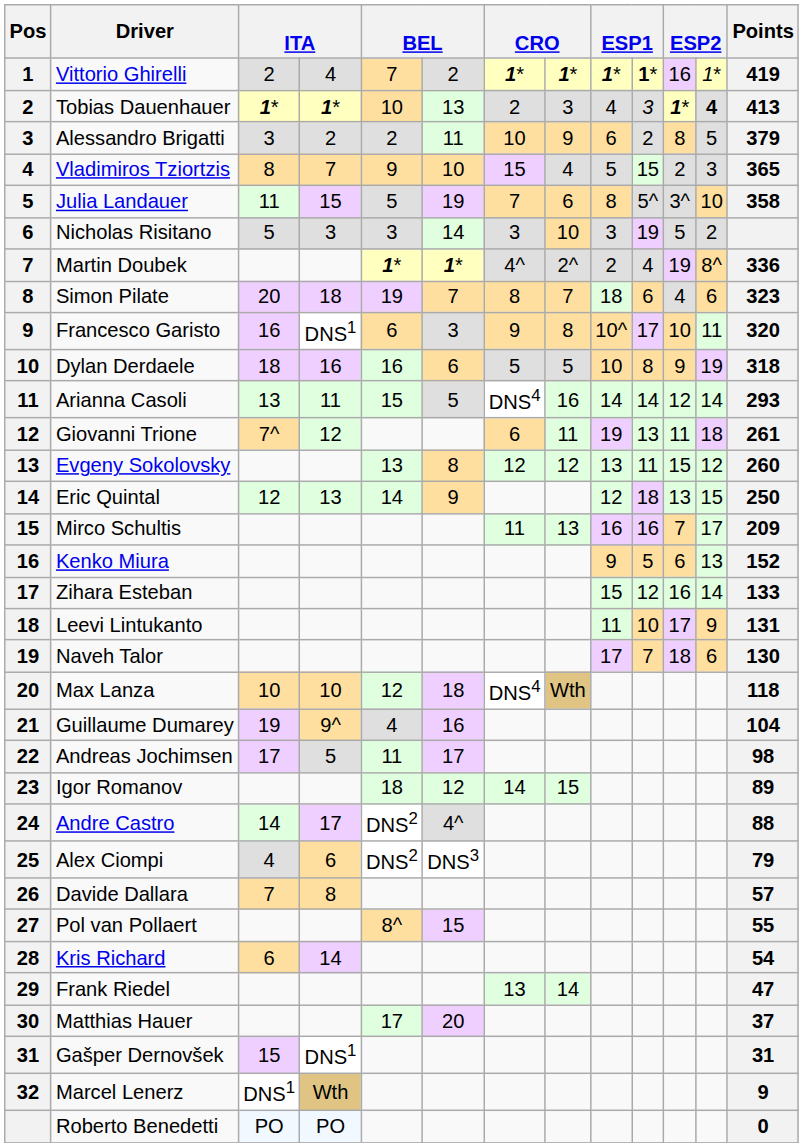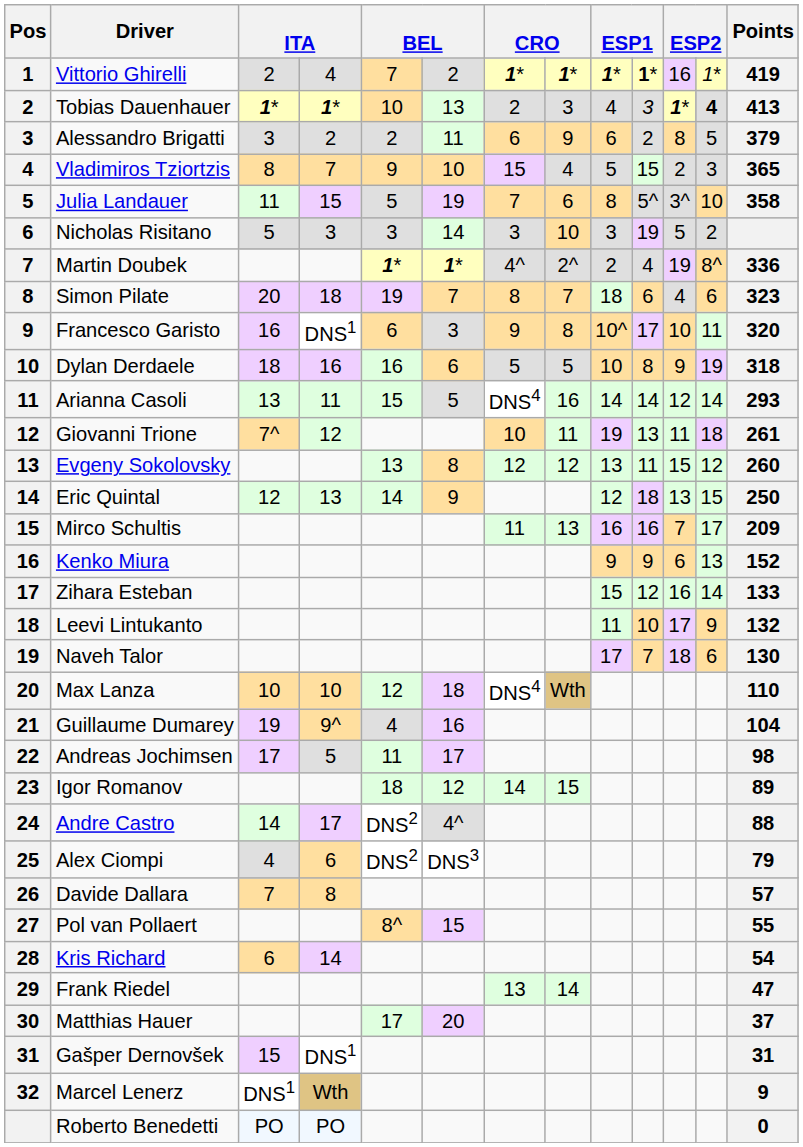(515, 138) 10 -> (515, 138) 6
(515, 434) 6 -> (515, 434) 10
(648, 560) 5 -> (648, 560) 9
(763, 624) 131 -> (763, 624) 132
(763, 690) 118 -> (763, 690) 110
